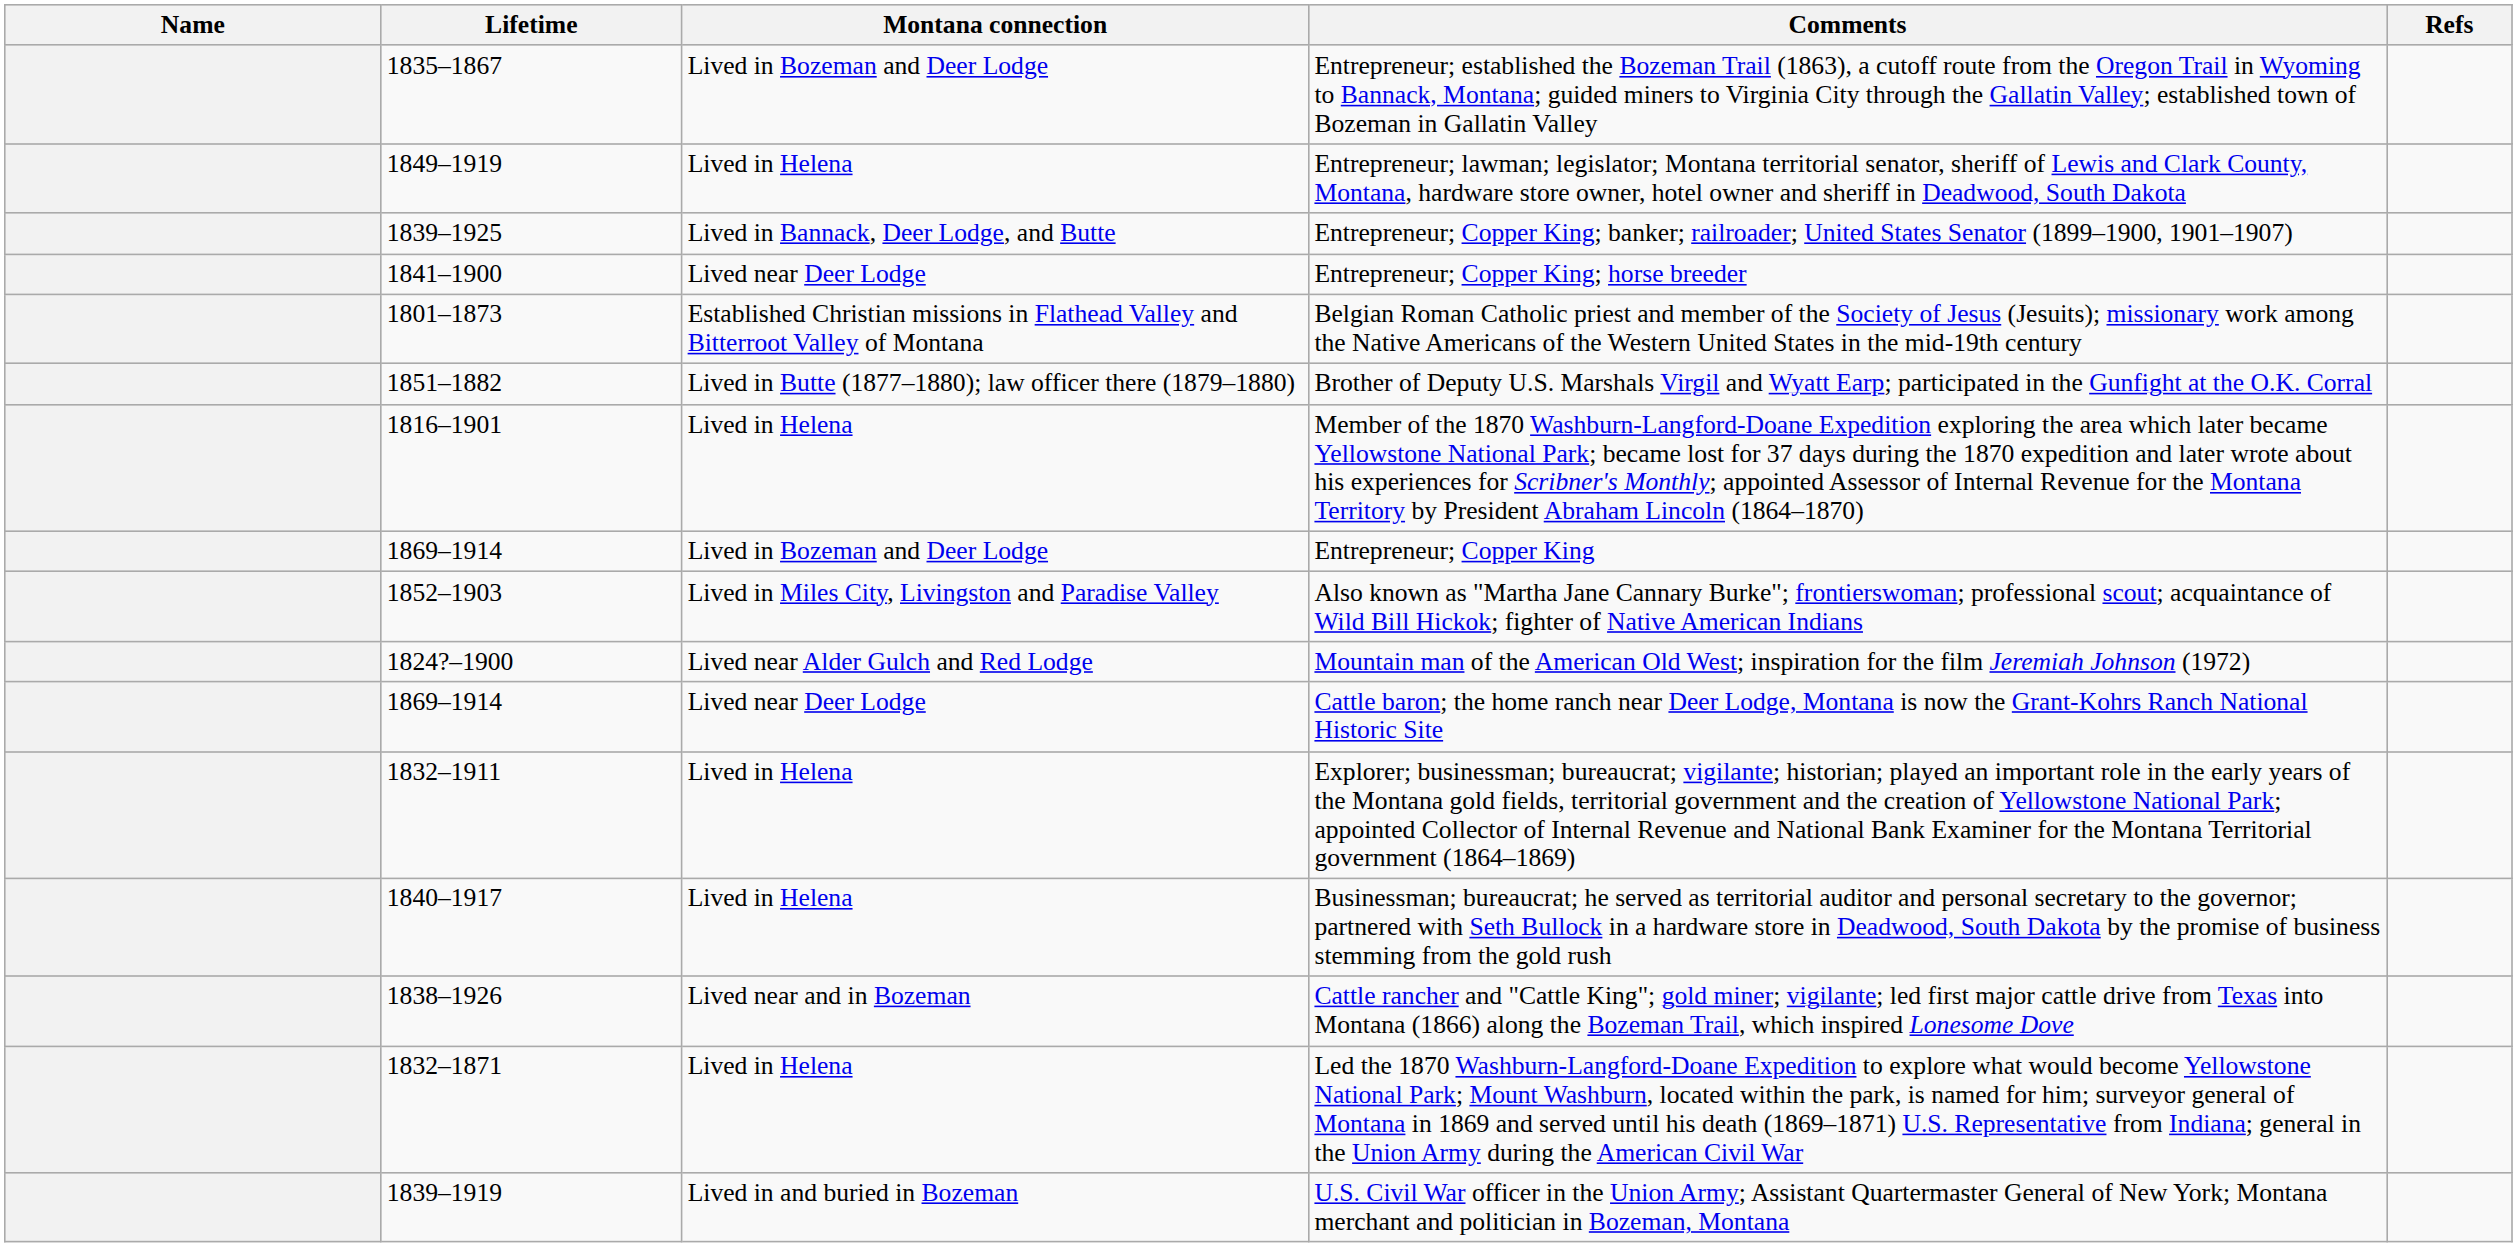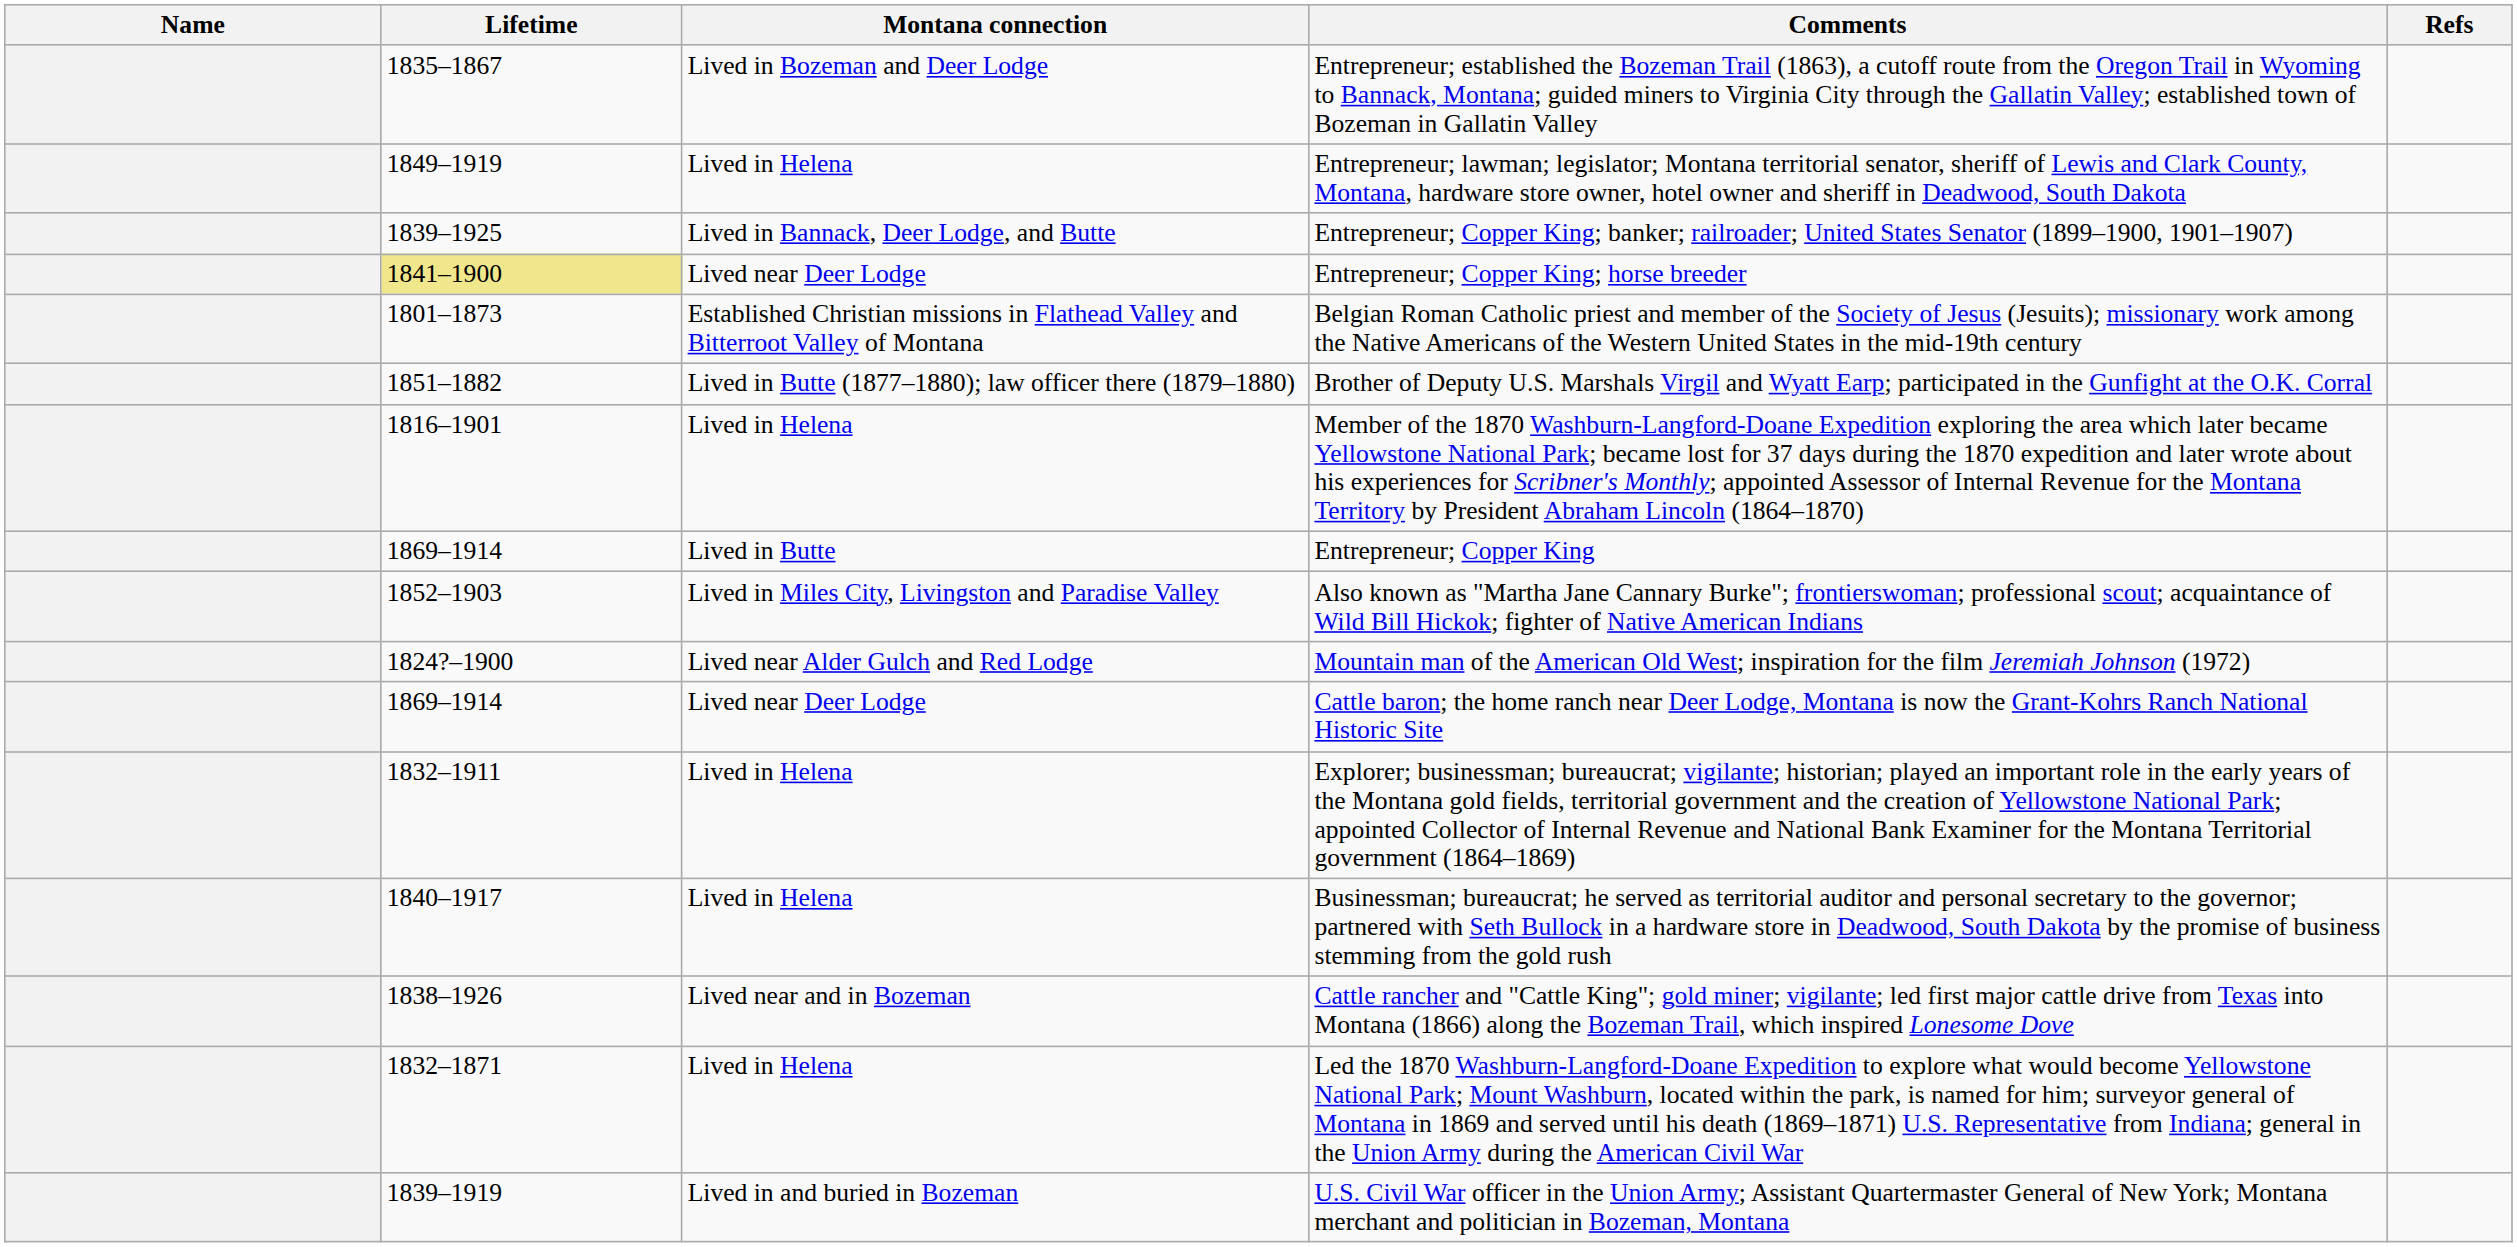(444, 273) no background -> (444, 273) khaki background
(868, 551) Lived in Bozeman and Deer Lodge -> (762, 551) Lived in Butte
